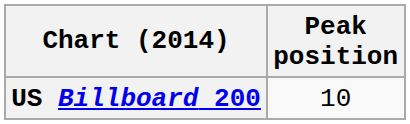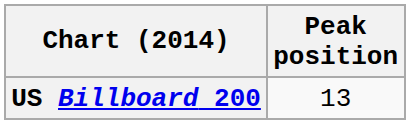(336, 99) 10 -> (336, 99) 13
